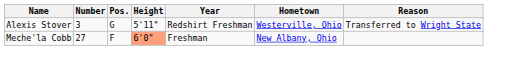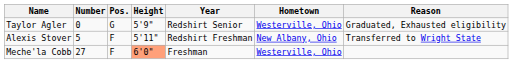+ row: (36, 25)
(78, 25) 3 -> (78, 38) 5
(112, 25) G -> (112, 38) F
(299, 25) Westerville, Ohio -> (297, 38) New Albany, Ohio
(297, 38) New Albany, Ohio -> (299, 52) Westerville, Ohio
